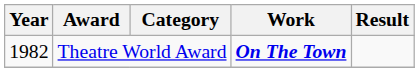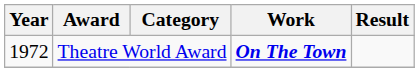(29, 51) 1982 -> (29, 51) 1972
